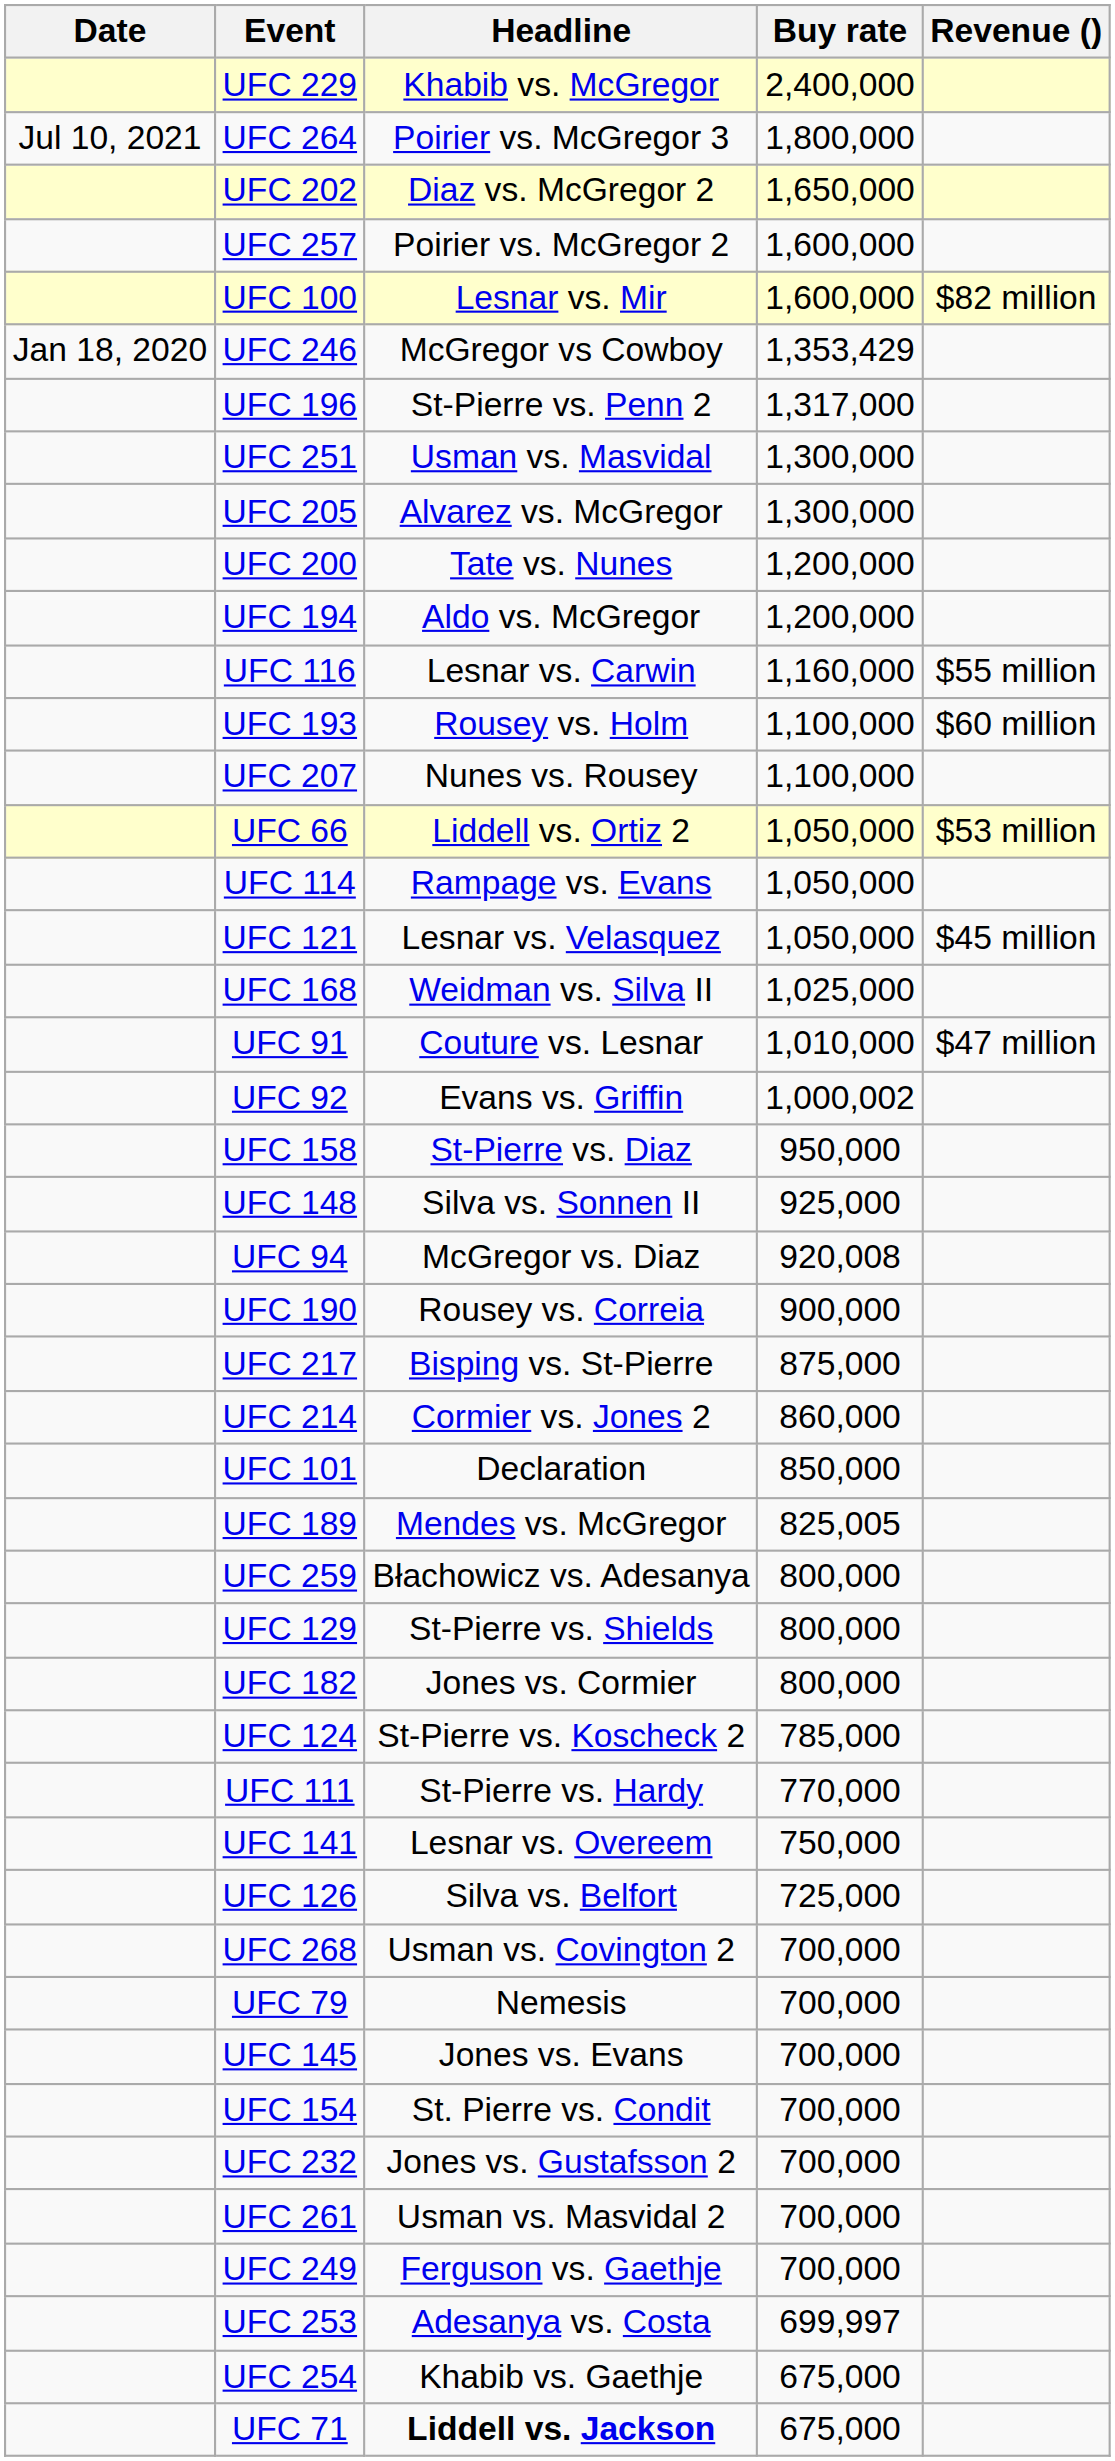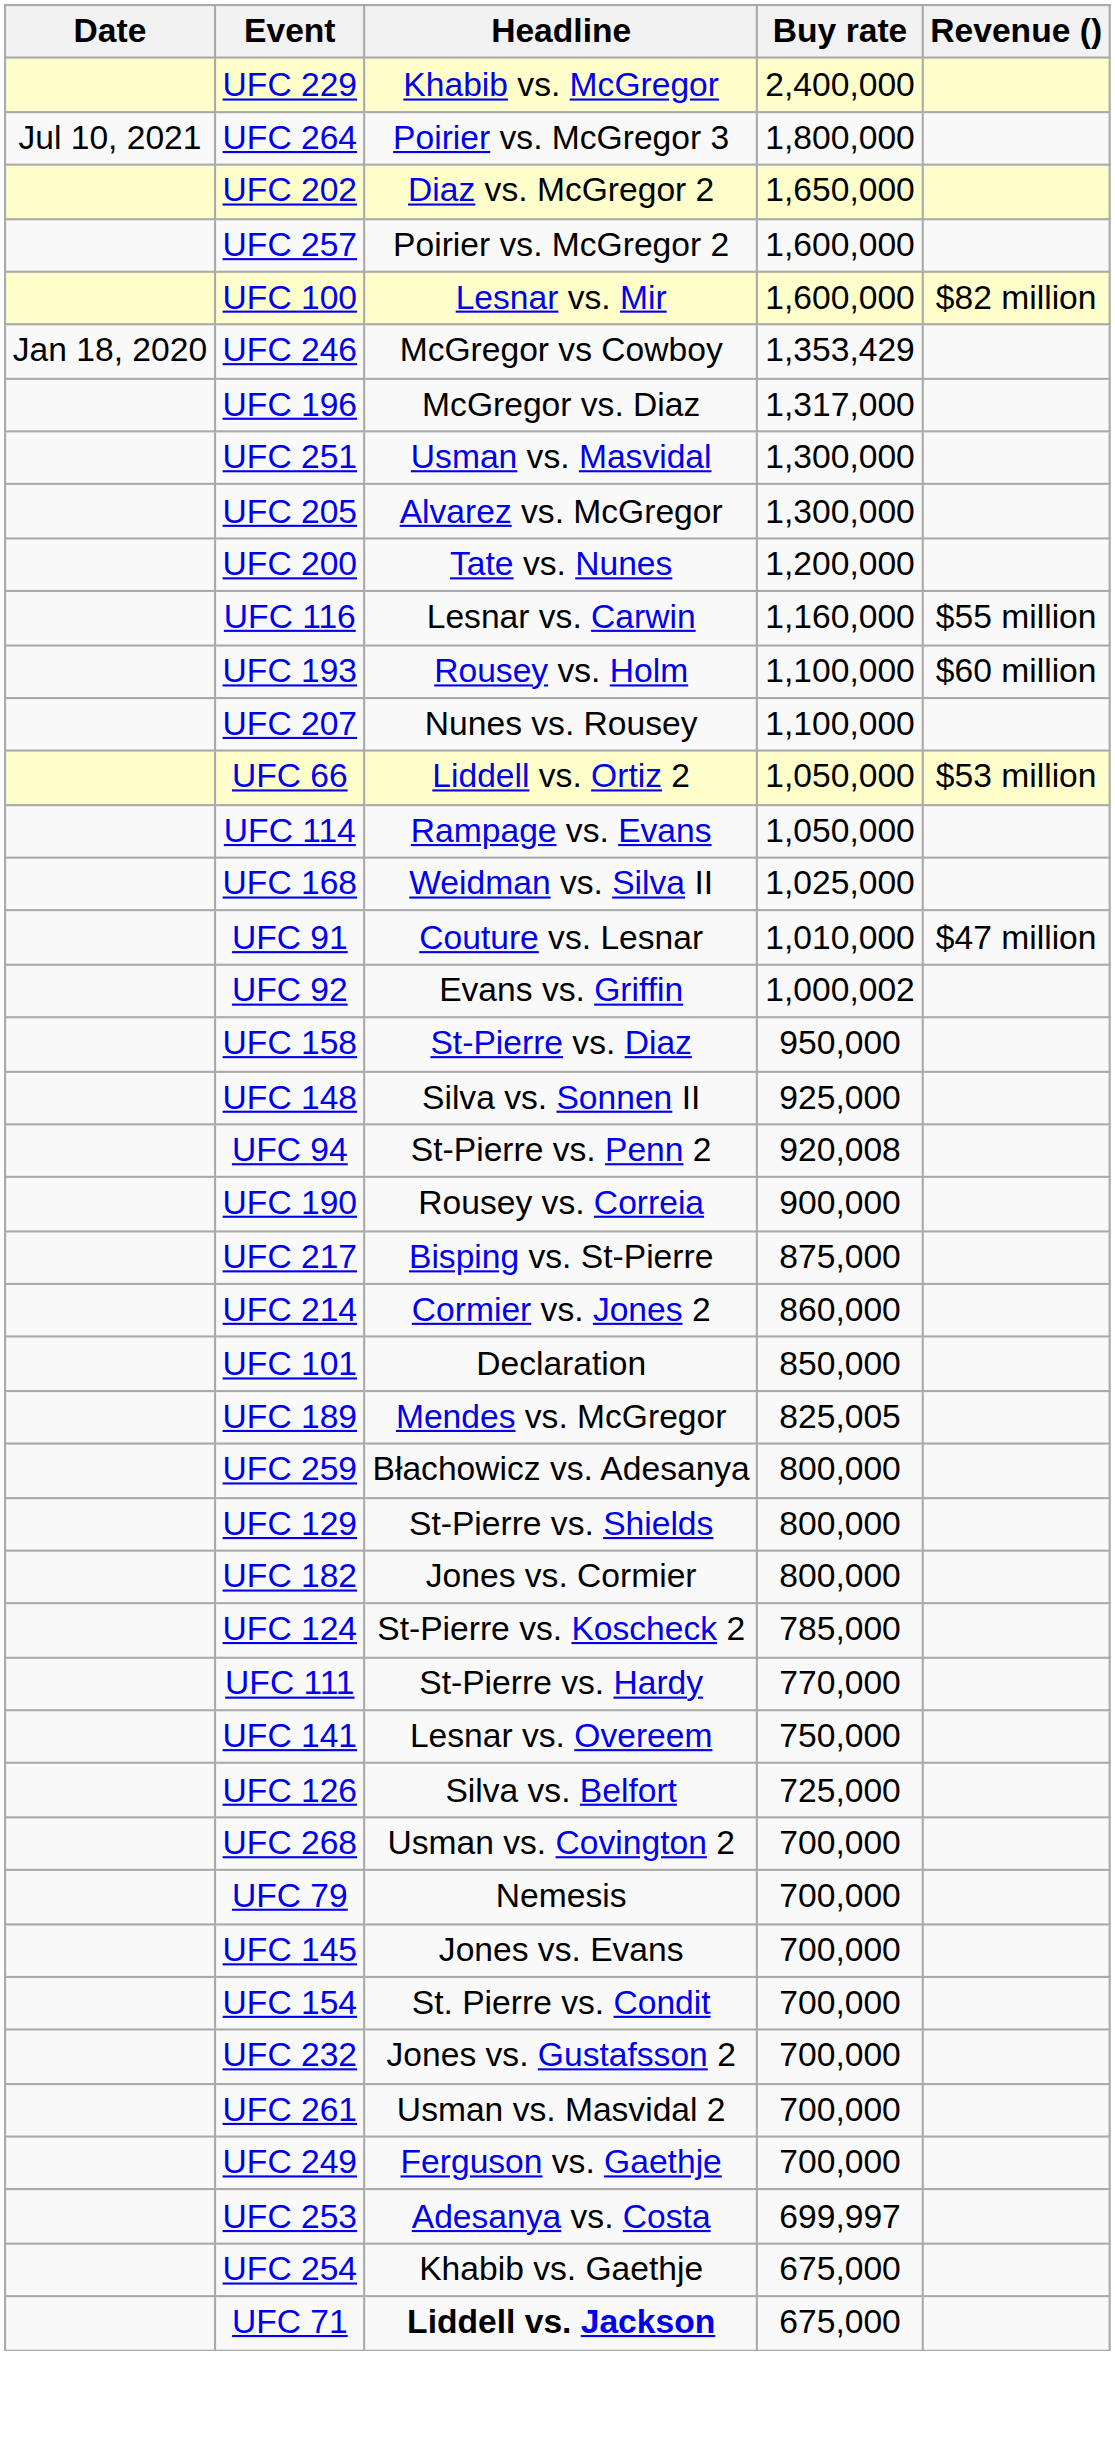(561, 404) St-Pierre vs. Penn 2 -> (561, 404) McGregor vs. Diaz
- row: (290, 617)
- row: (290, 937)
(561, 1256) McGregor vs. Diaz -> (561, 1150) St-Pierre vs. Penn 2
